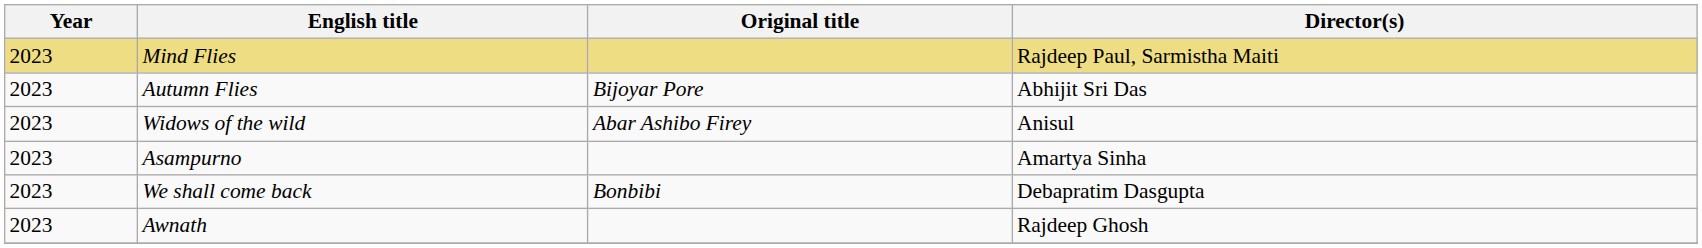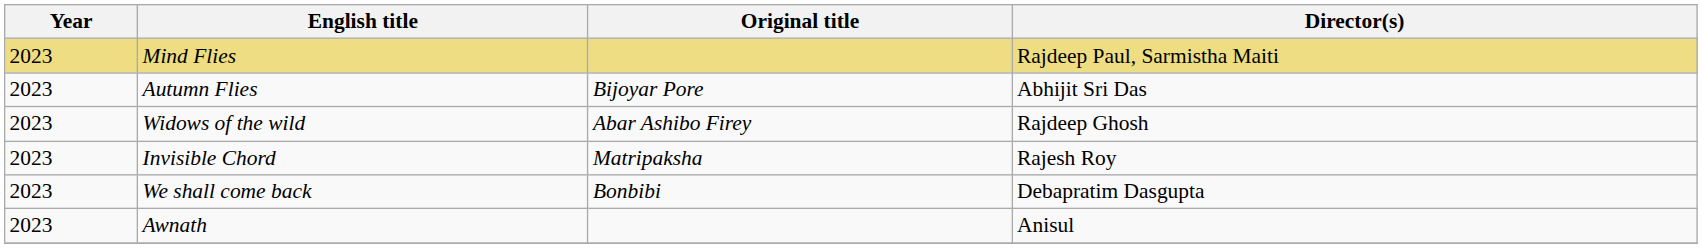(1046, 123) Anisul -> (1083, 123) Rajdeep Ghosh
- row: (192, 157)
+ row: (209, 157)
(1083, 225) Rajdeep Ghosh -> (1046, 225) Anisul
